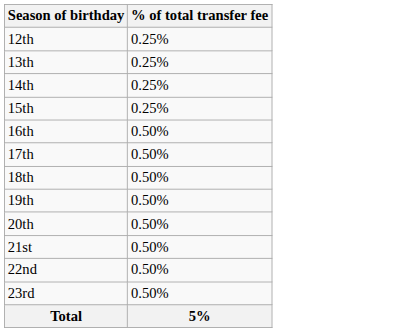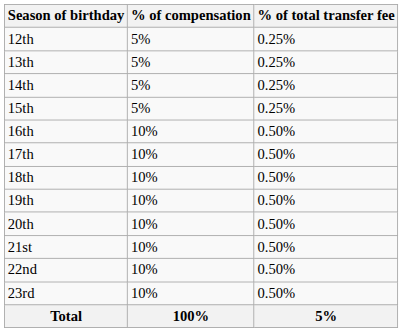+ column: (191, 16)
